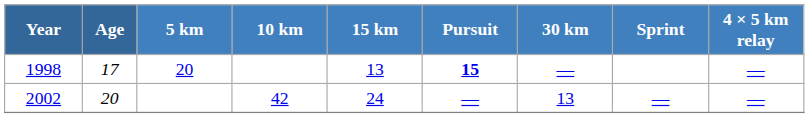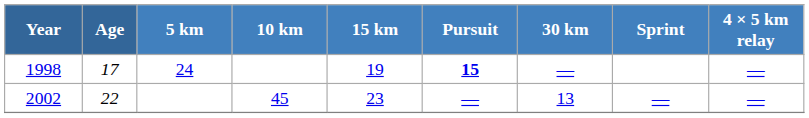(185, 69) 20 -> (185, 69) 24
(375, 69) 13 -> (375, 69) 19
(110, 98) 20 -> (110, 98) 22
(280, 98) 42 -> (280, 98) 45
(375, 98) 24 -> (375, 98) 23
